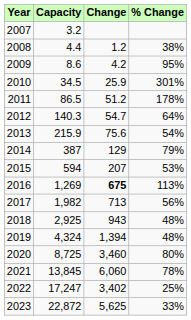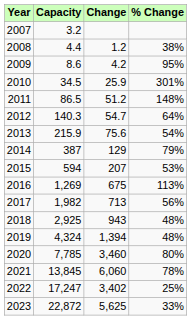(170, 99) 178% -> (170, 99) 148%
(117, 185) bold -> (117, 185) normal
(68, 254) 8,725 -> (68, 254) 7,785
